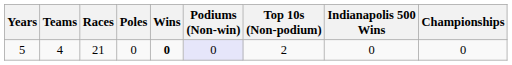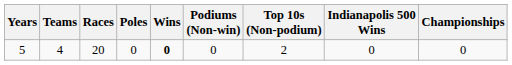(98, 50) 21 -> (98, 50) 20
(213, 50) lavender background -> (213, 50) no background
